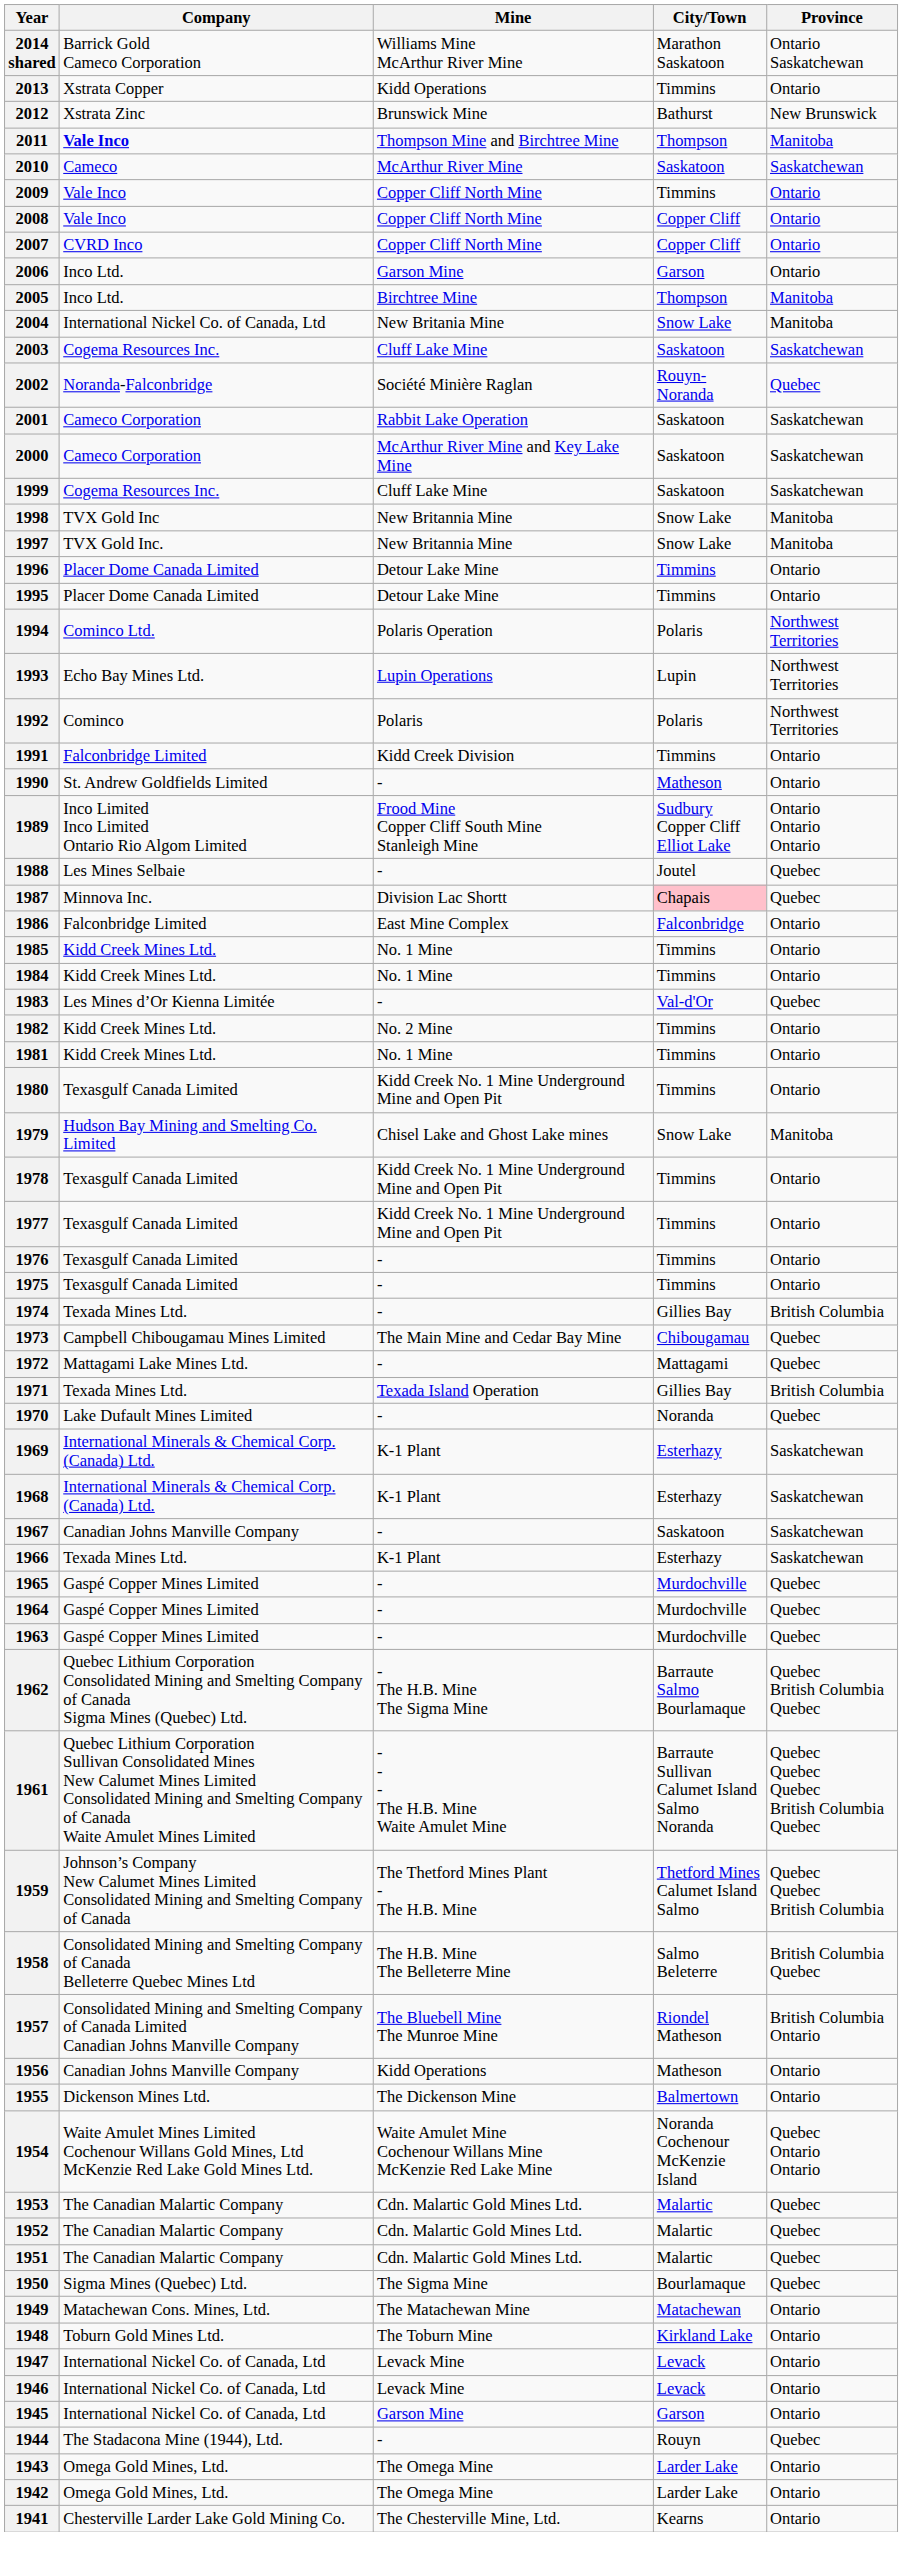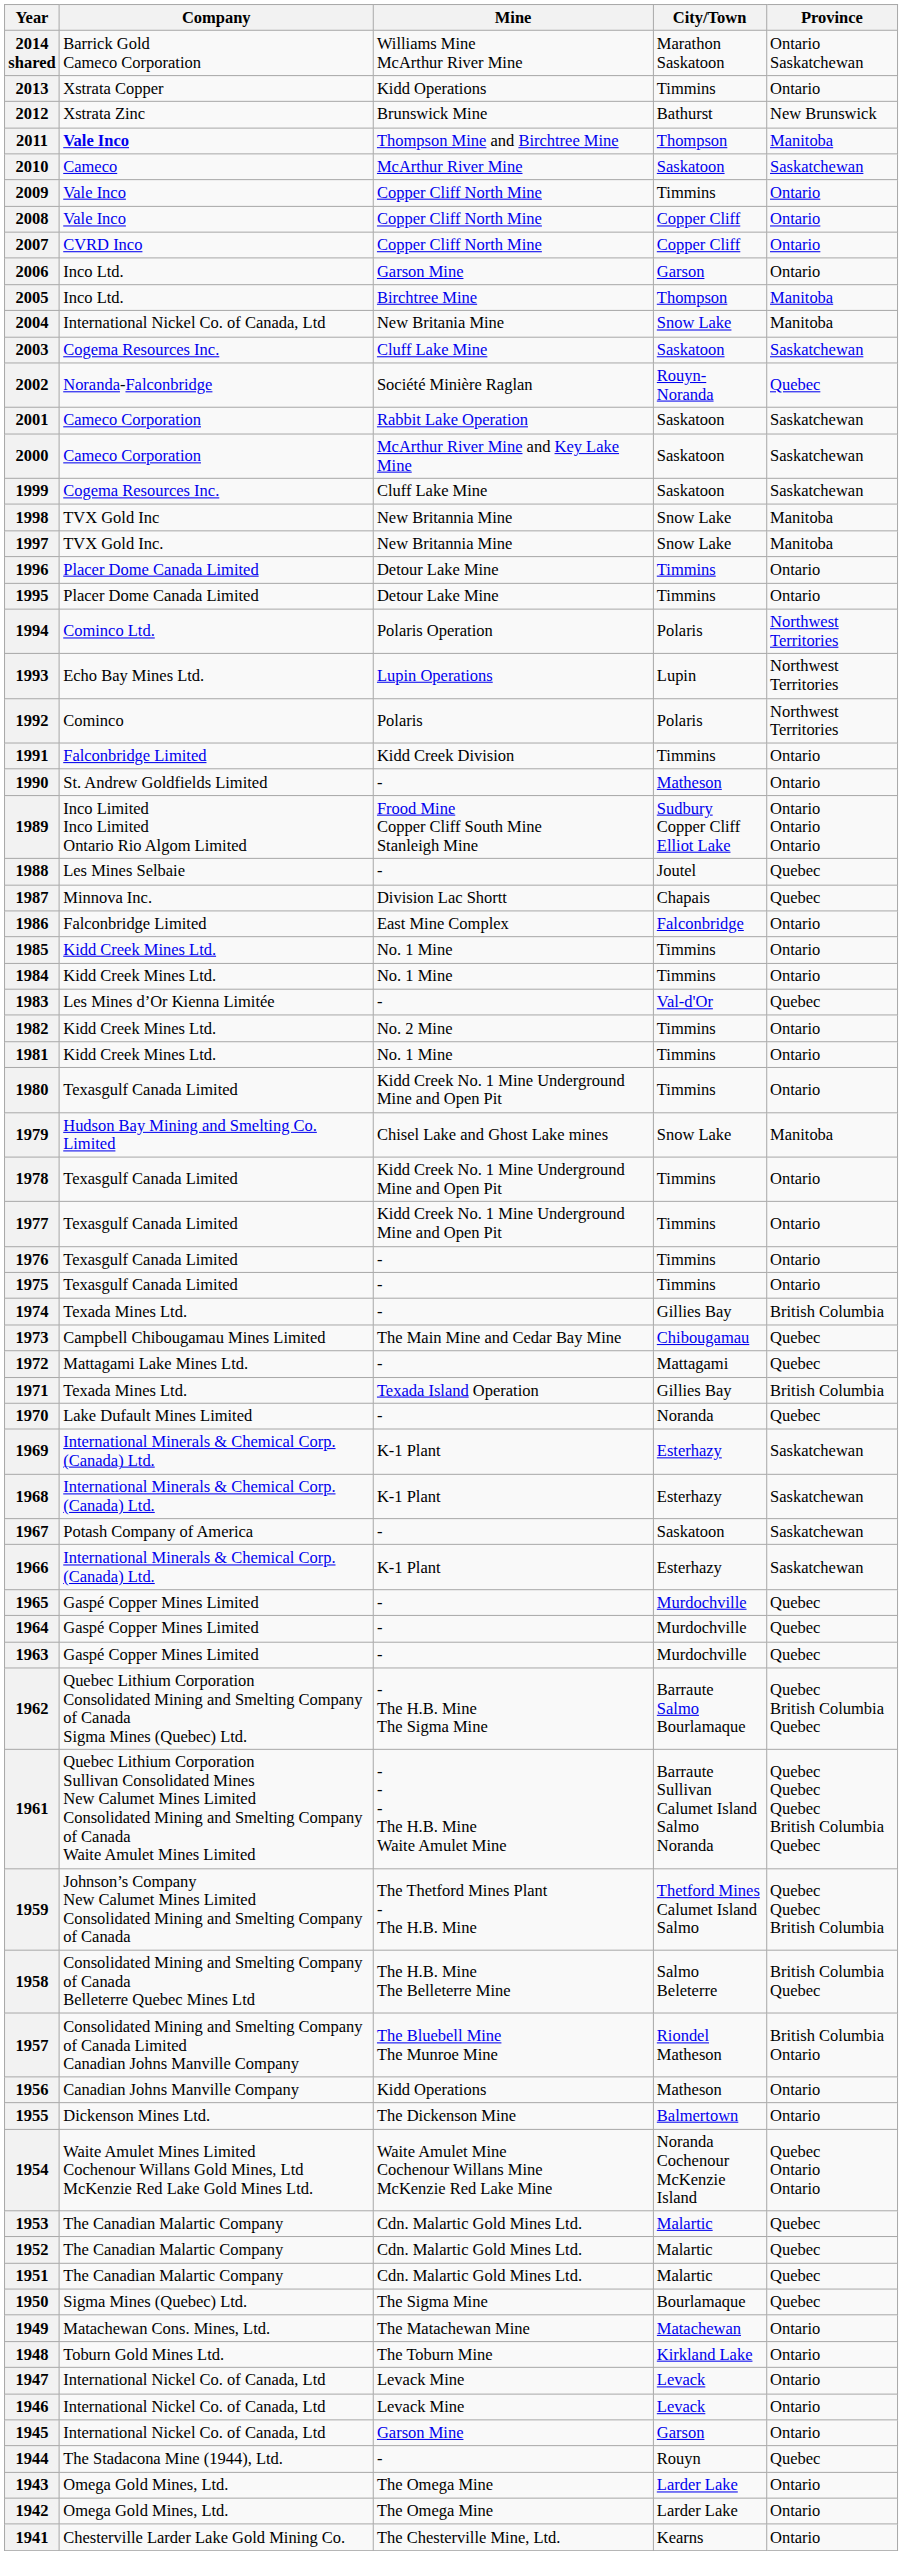(683, 897) pink background -> (683, 897) no background
(181, 1531) Canadian Johns Manville Company -> (158, 1531) Potash Company of America
(125, 1557) Texada Mines Ltd. -> (199, 1567) International Minerals & Chemical Corp. (Canada) Ltd.
